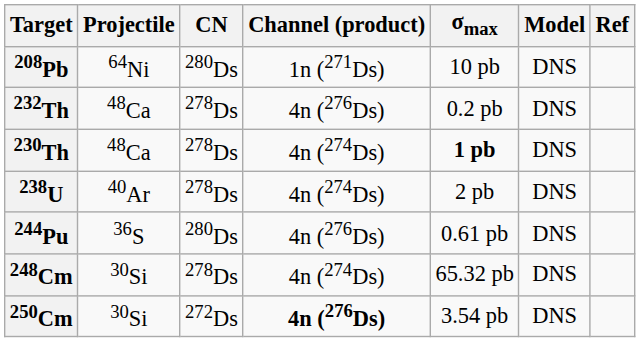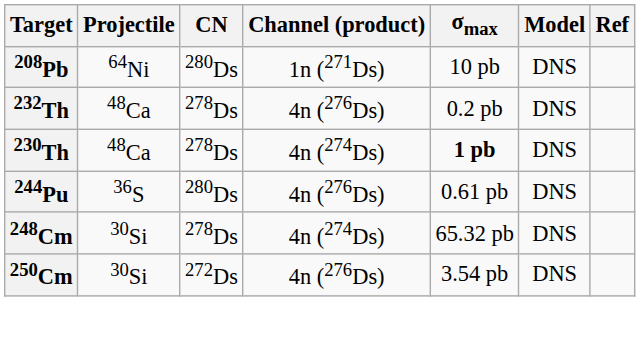- row: (41, 191)
(337, 316) bold -> (337, 274) normal
